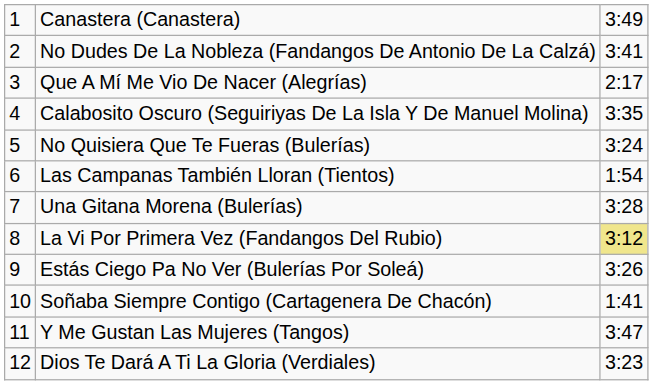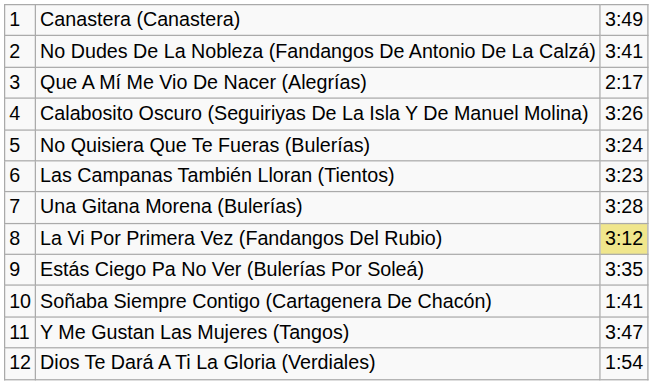(624, 113) 3:35 -> (624, 113) 3:26
(624, 176) 1:54 -> (624, 176) 3:23
(624, 269) 3:26 -> (624, 269) 3:35
(624, 363) 3:23 -> (624, 363) 1:54
